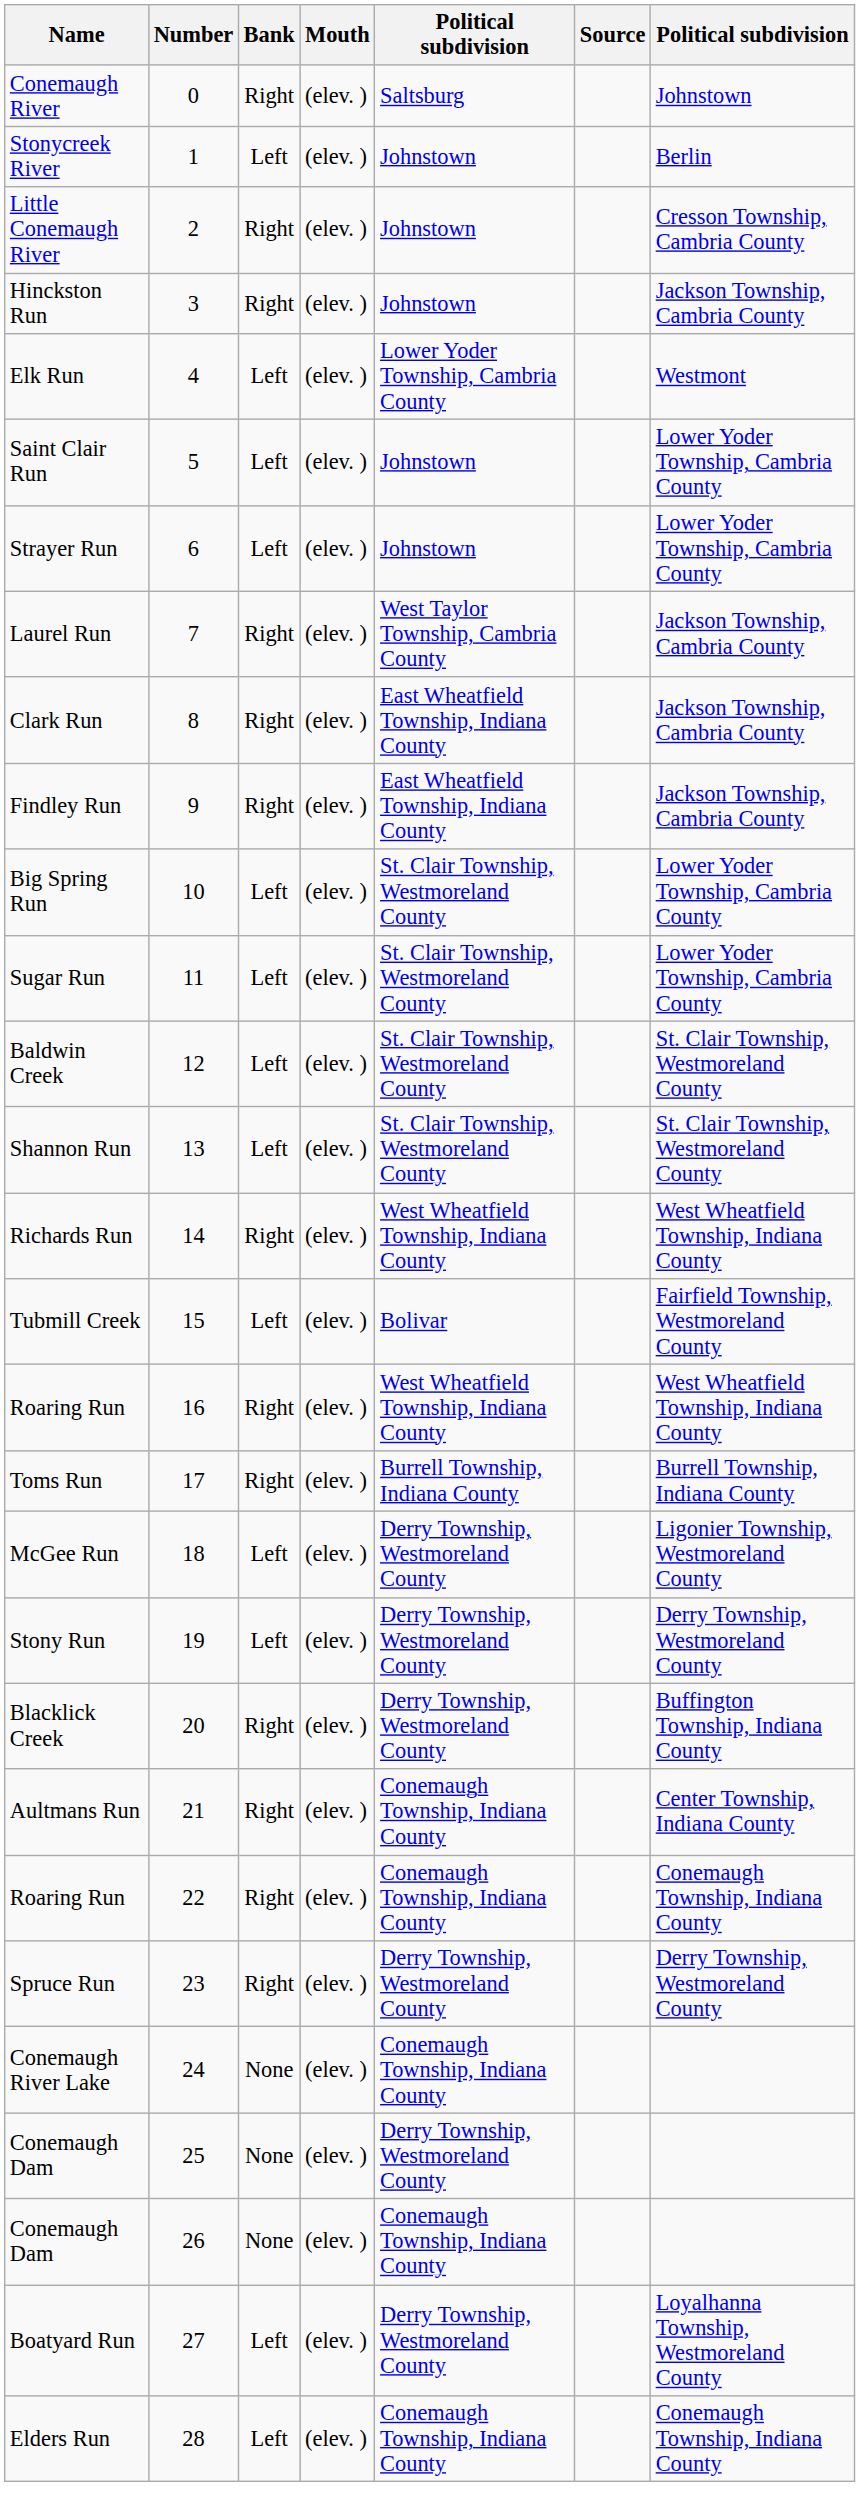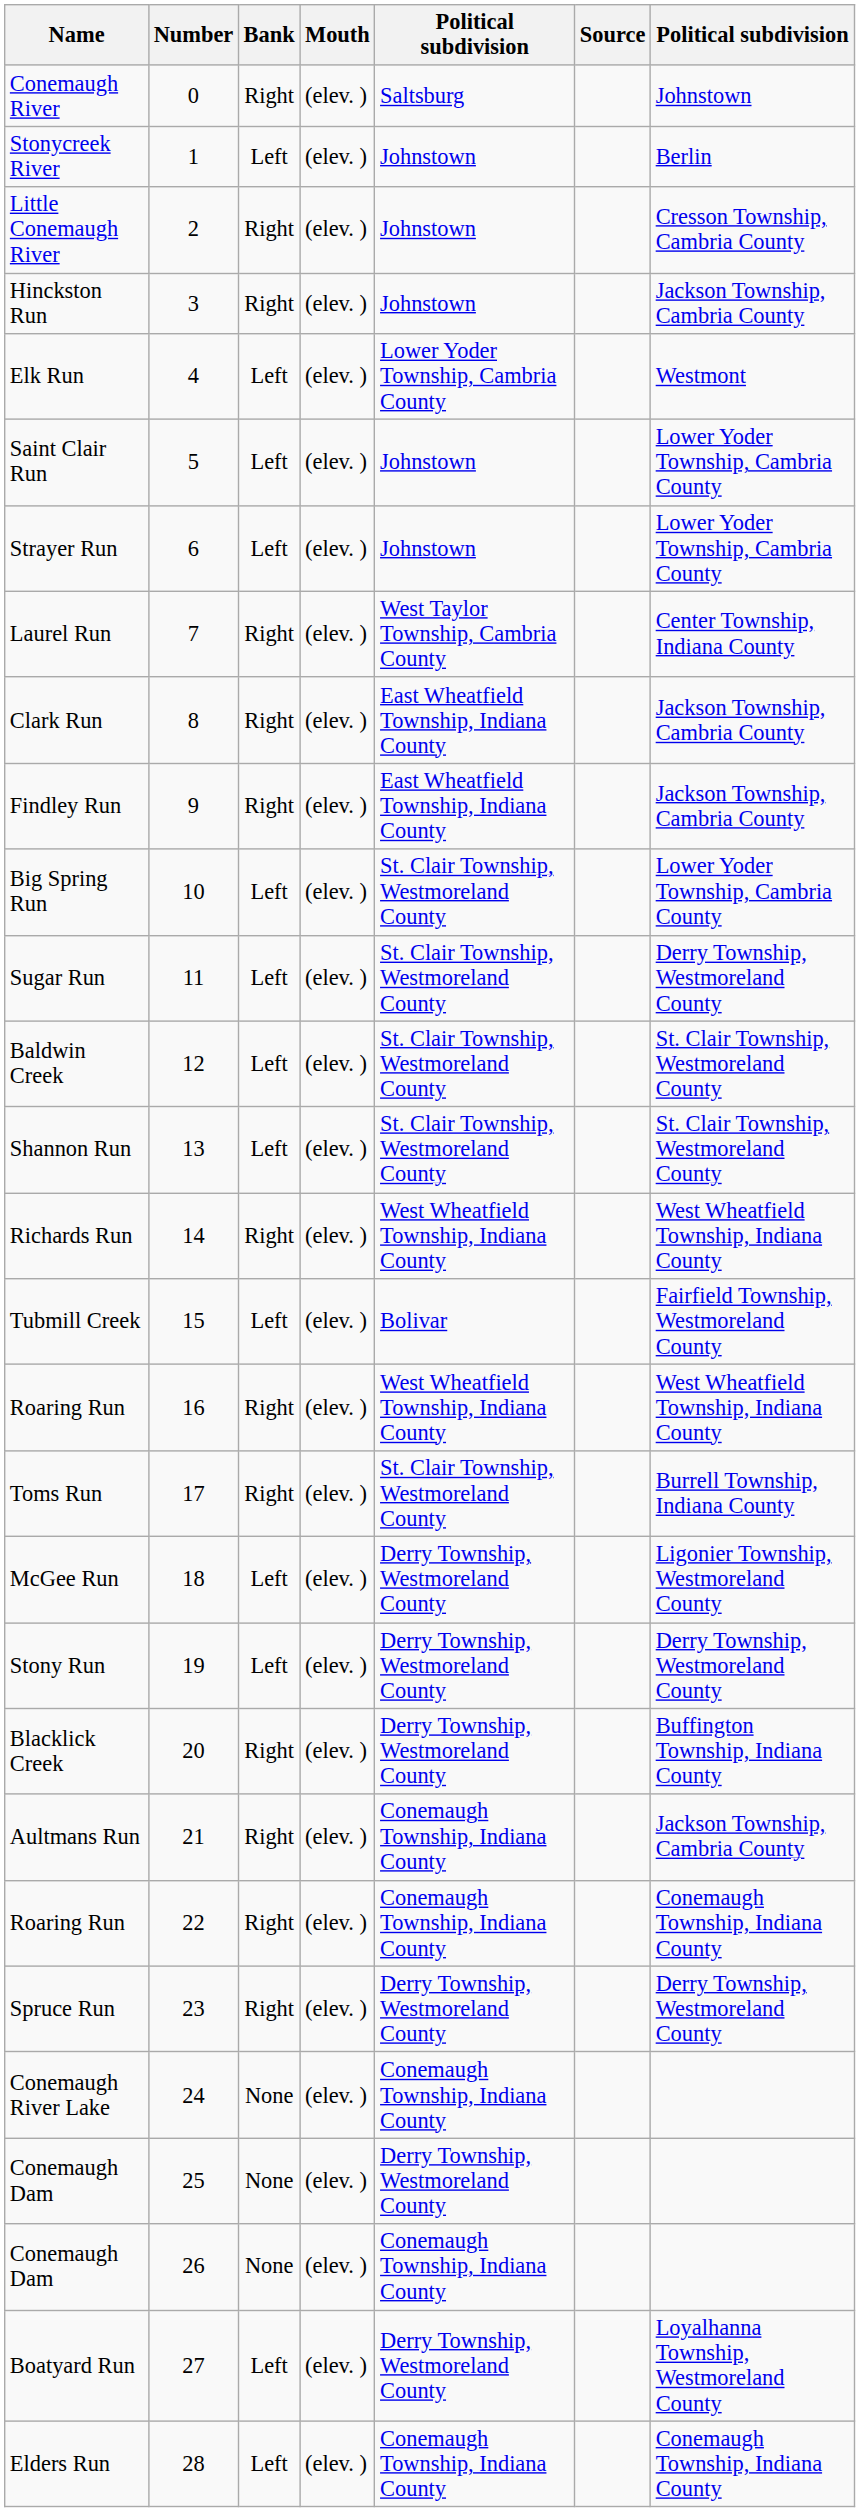(741, 634) Jackson Township, Cambria County -> (735, 634) Center Township, Indiana County
(744, 977) Lower Yoder Township, Cambria County -> (731, 977) Derry Township, Westmoreland County
(461, 1480) Burrell Township, Indiana County -> (467, 1493) St. Clair Township, Westmoreland County
(735, 1811) Center Township, Indiana County -> (741, 1837) Jackson Township, Cambria County
